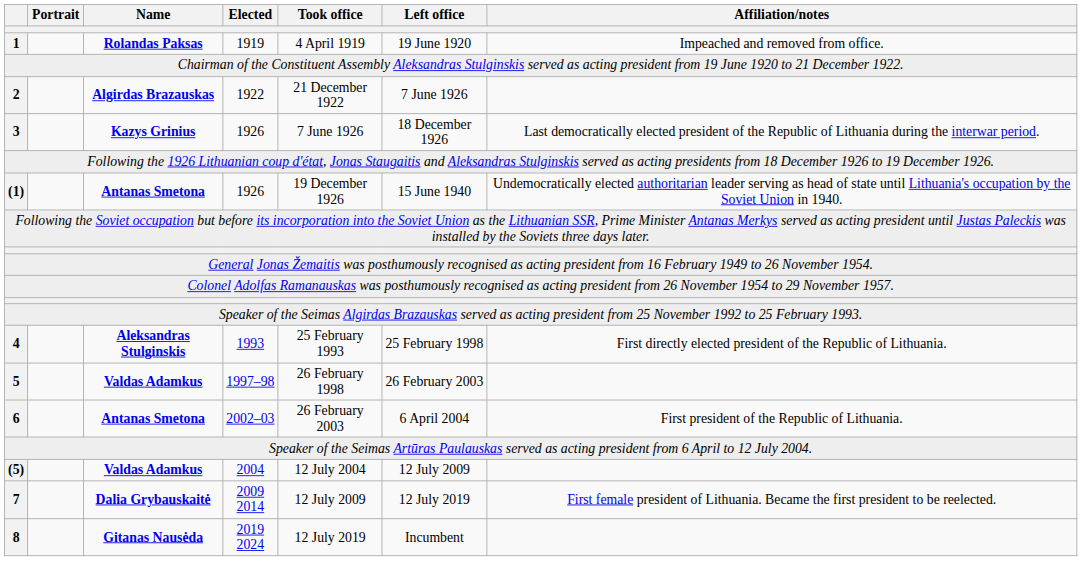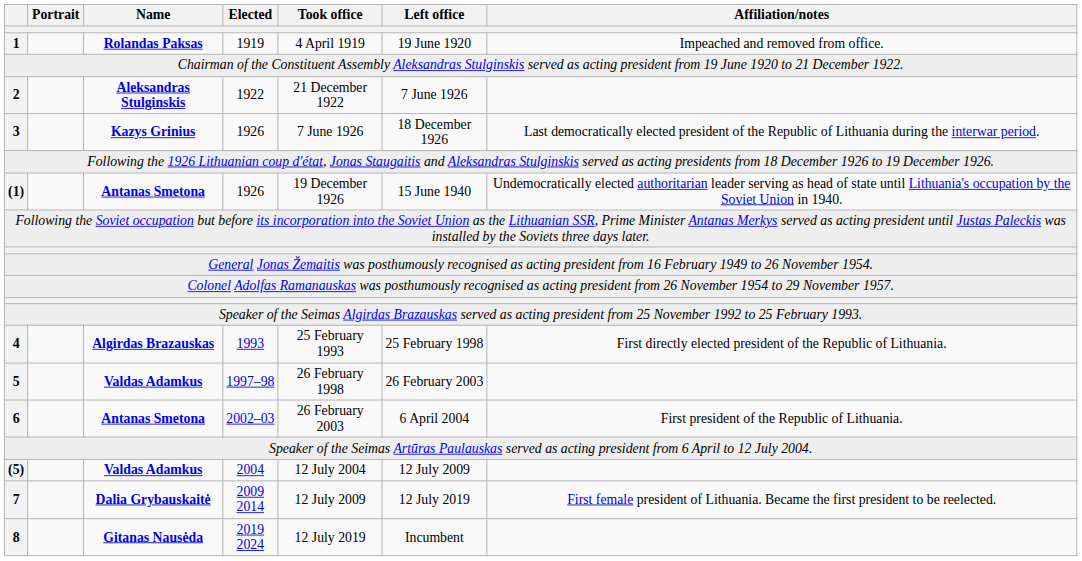(153, 94) Algirdas Brazauskas -> (153, 94) Aleksandras Stulginskis
(153, 344) Aleksandras Stulginskis -> (153, 344) Algirdas Brazauskas
